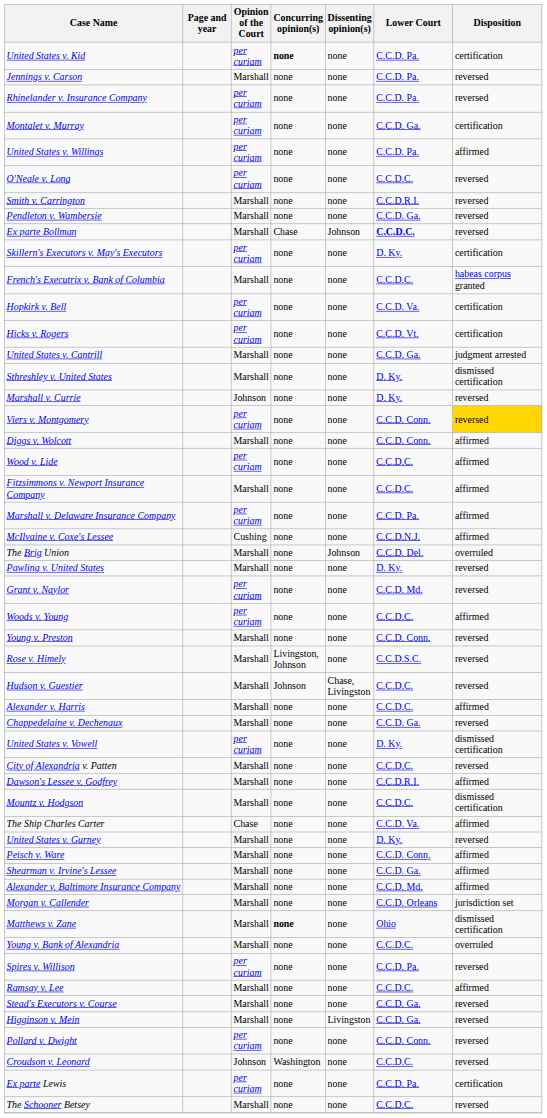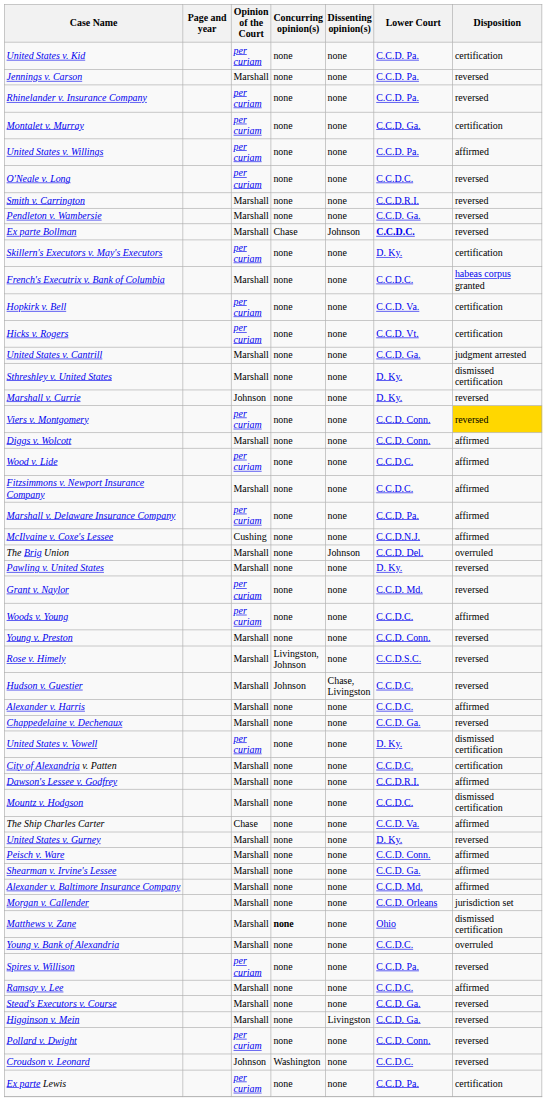(284, 55) bold -> (283, 55) normal
(472, 765) reversed -> (479, 765) certification
- row: (48, 1104)
